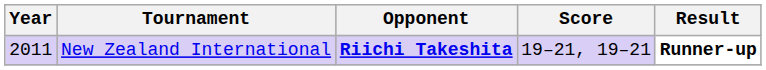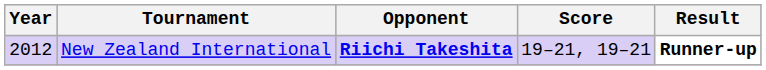(31, 50) 2011 -> (31, 50) 2012
